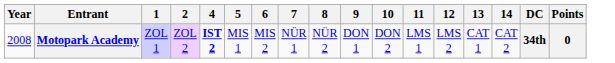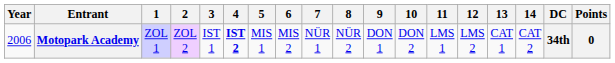+ column: (211, 13)
(19, 40) 2008 -> (19, 40) 2006
